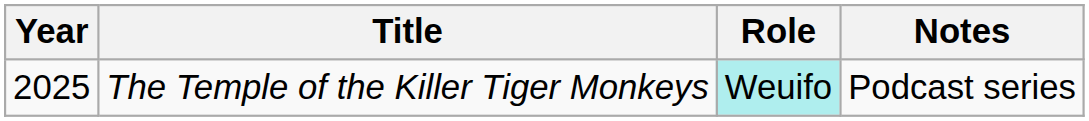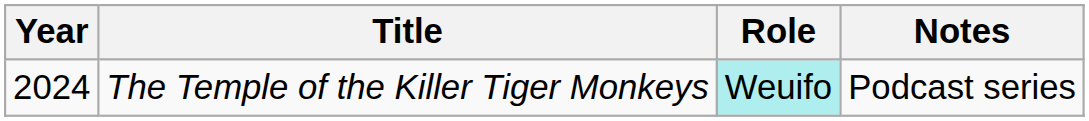(52, 87) 2025 -> (52, 87) 2024
